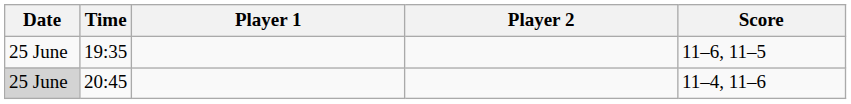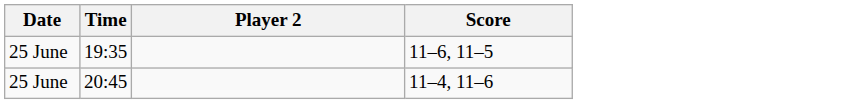- column: (268, 20)
(38, 83) lightgrey background -> (38, 83) no background
